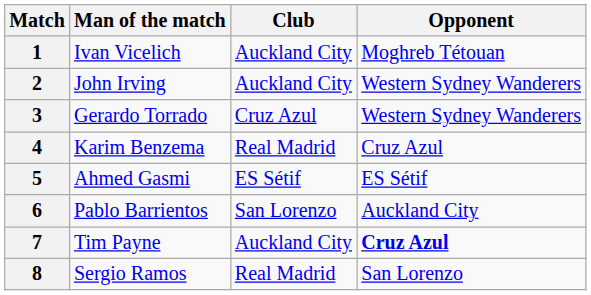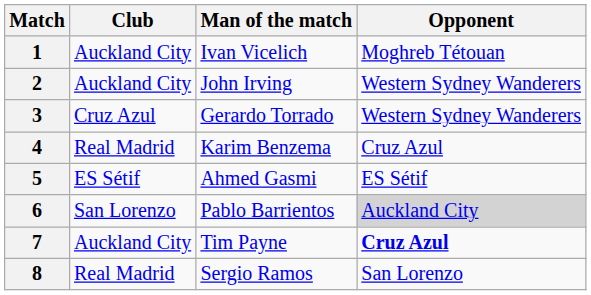columns swapped: (150, 20) <-> (293, 20)
(420, 210) no background -> (420, 210) lightgrey background
